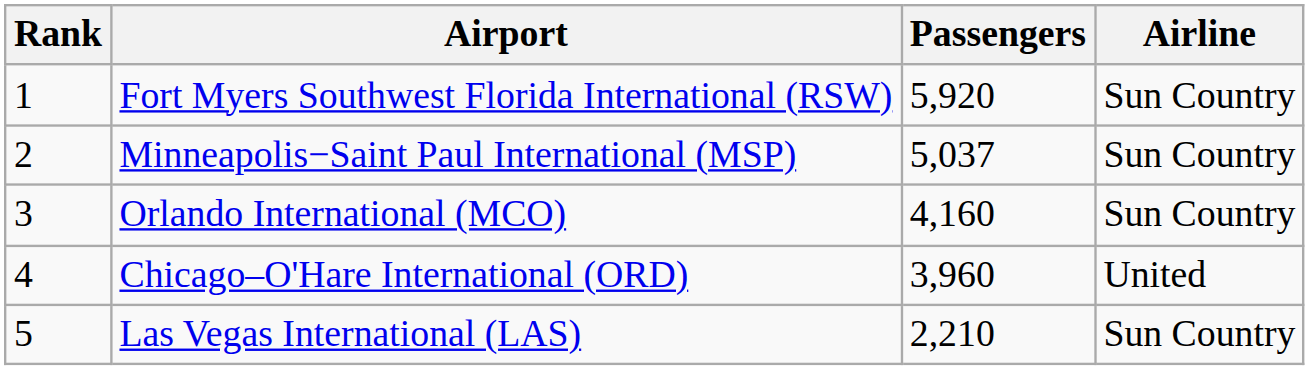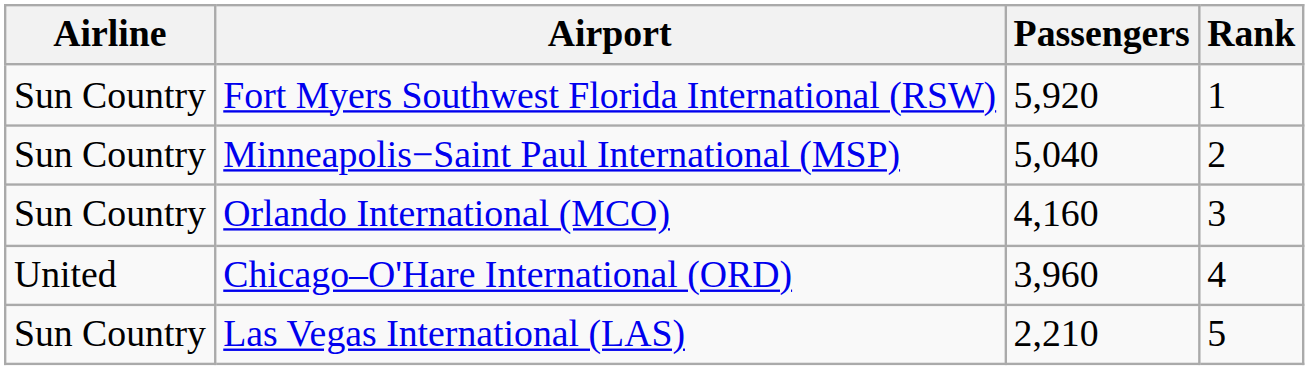columns swapped: (58, 34) <-> (1199, 34)
(952, 154) 5,037 -> (1056, 154) 5,040
